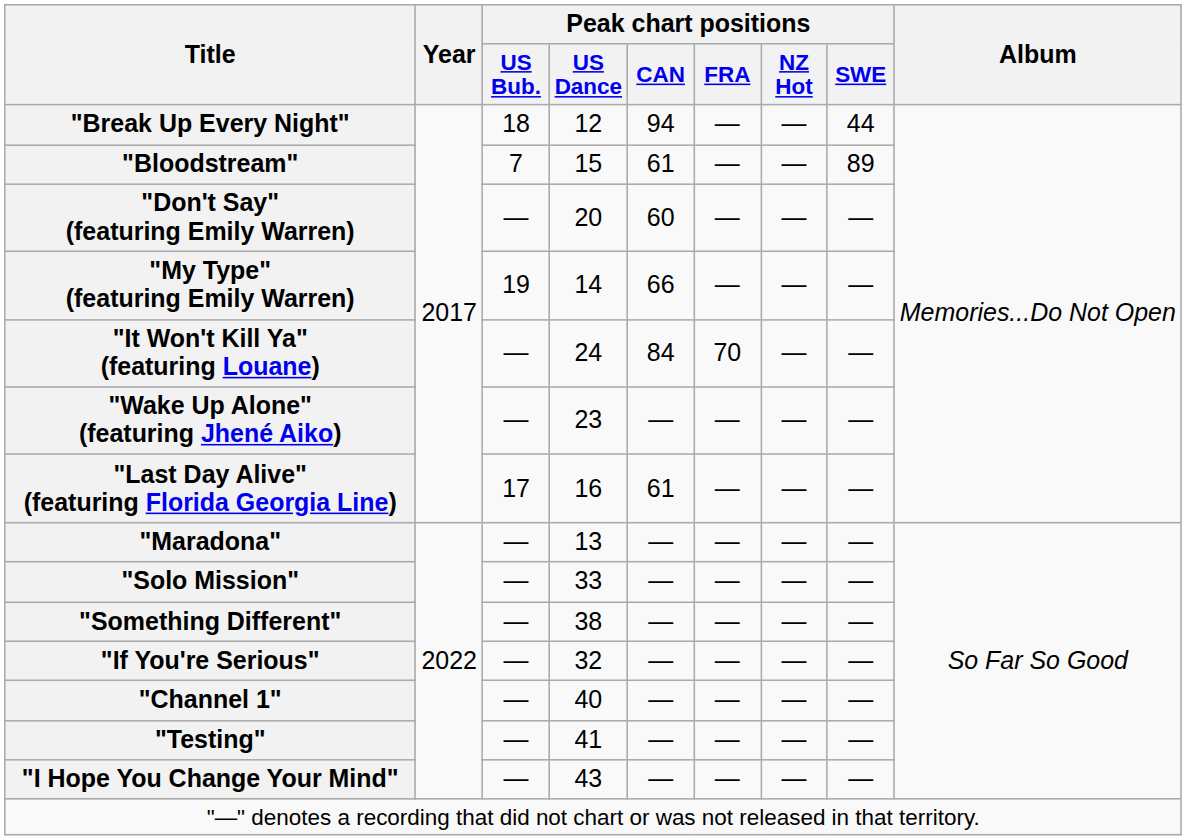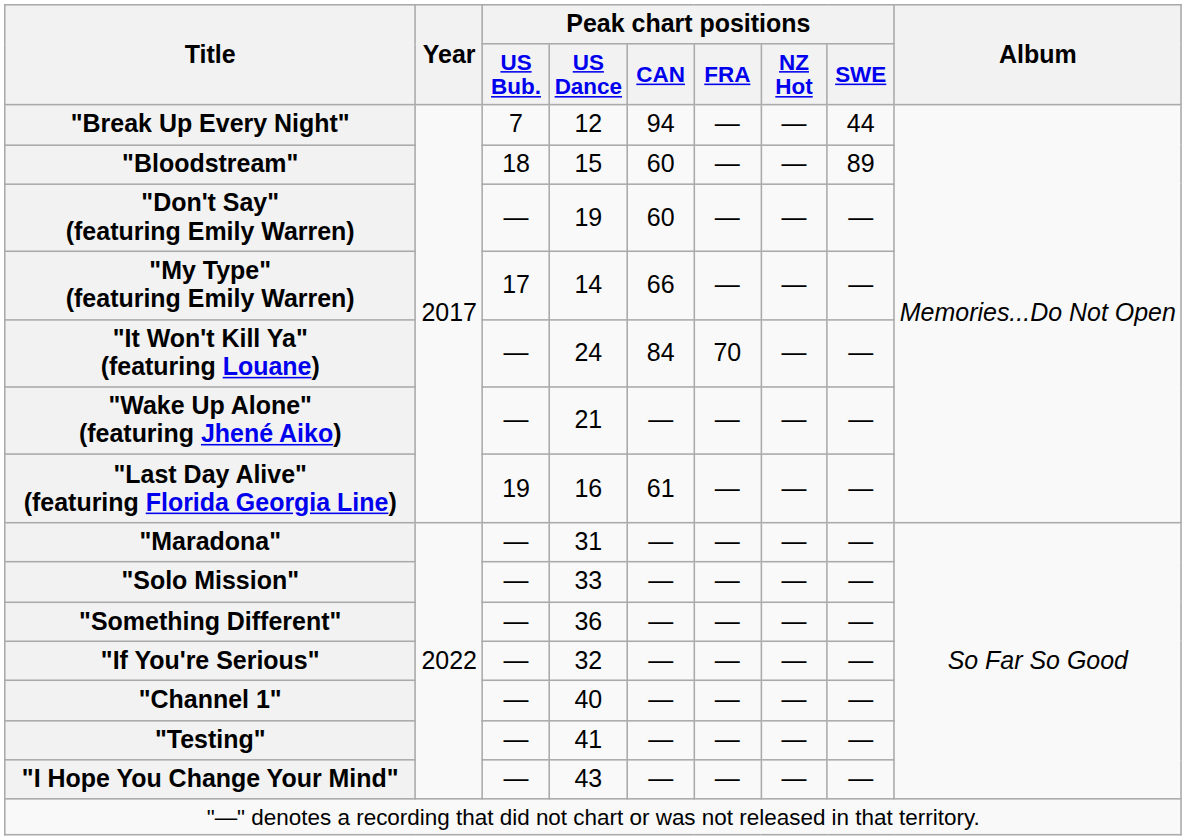(516, 124) 18 -> (516, 124) 7
(516, 163) 7 -> (516, 163) 18
(661, 163) 61 -> (661, 163) 60
(588, 217) 20 -> (588, 217) 19
(516, 285) 19 -> (516, 285) 17
(588, 420) 23 -> (588, 420) 21
(516, 488) 17 -> (516, 488) 19
(588, 541) 13 -> (588, 541) 31
(588, 620) 38 -> (588, 620) 36
